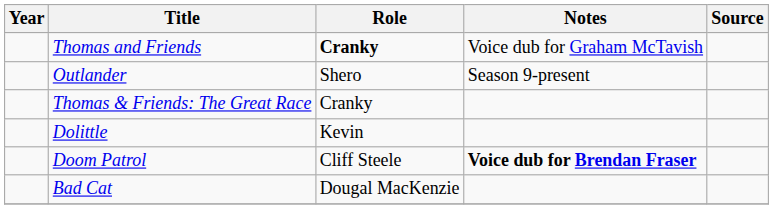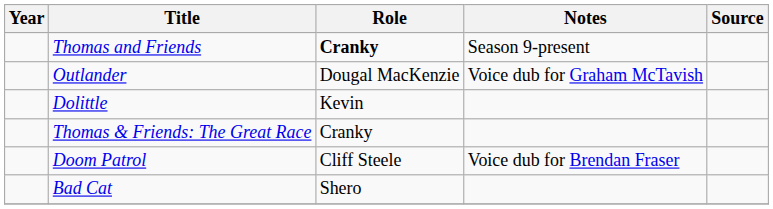(585, 47) Voice dub for Graham McTavish -> (529, 47) Season 9-present
(341, 75) Shero -> (390, 75) Dougal MacKenzie
(529, 75) Season 9-present -> (585, 75) Voice dub for Graham McTavish
rows swapped: (182, 103) <-> (80, 132)
(582, 160) bold -> (574, 160) normal
(390, 189) Dougal MacKenzie -> (341, 189) Shero
